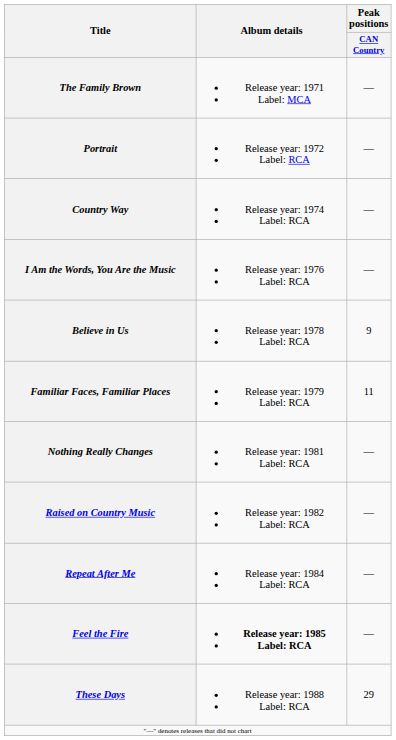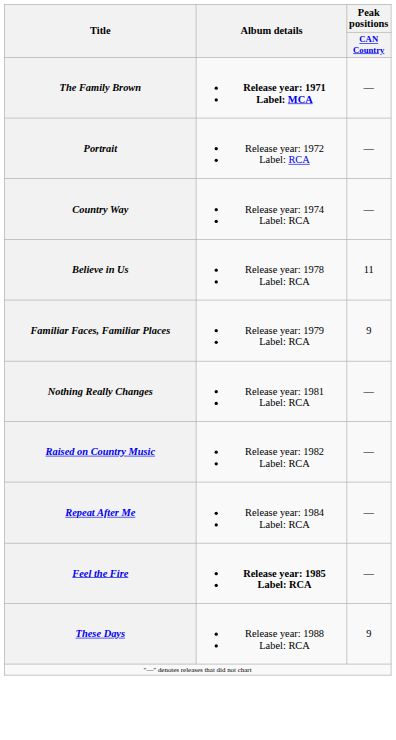(272, 94) normal -> (272, 94) bold
- row: (100, 270)
(369, 330) 9 -> (369, 270) 11
(369, 391) 11 -> (369, 330) 9
(369, 694) 29 -> (369, 634) 9
